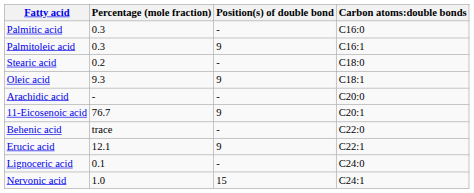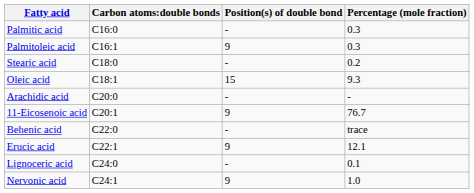columns swapped: (403, 12) <-> (152, 12)
(219, 79) 9 -> (230, 79) 15
(221, 180) 15 -> (227, 180) 9
